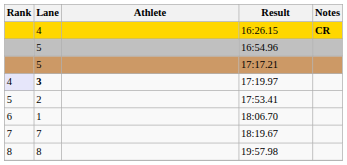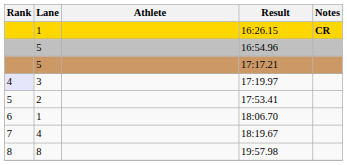(39, 30) 4 -> (39, 30) 1
(39, 82) bold -> (39, 82) normal
(39, 134) 7 -> (39, 134) 4
